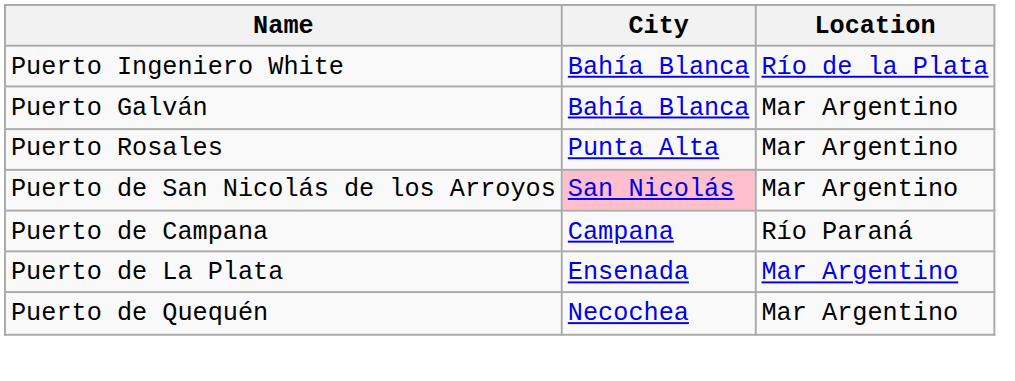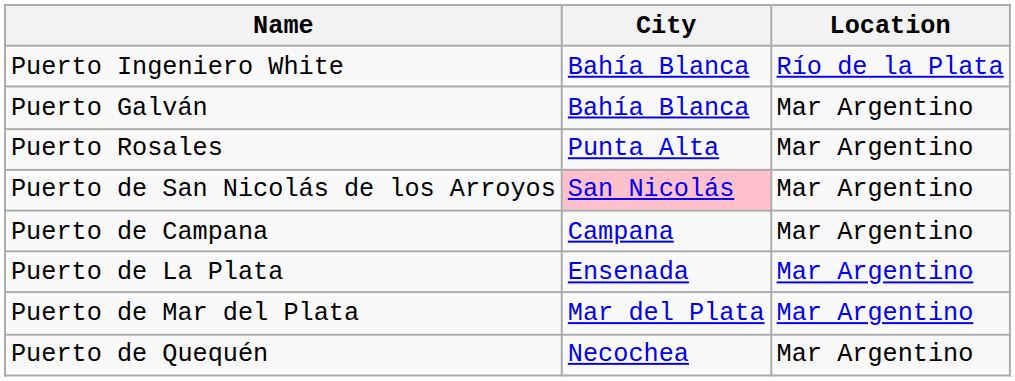(837, 231) Río Paraná -> (875, 231) Mar Argentino
+ row: (185, 313)
